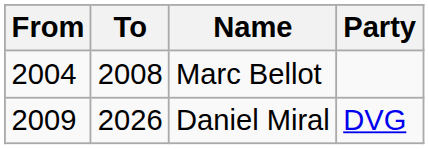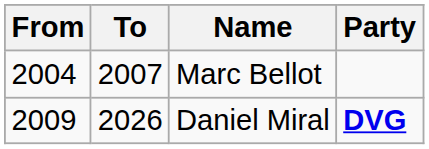(130, 73) 2008 -> (130, 73) 2007
(375, 119) normal -> (375, 119) bold
